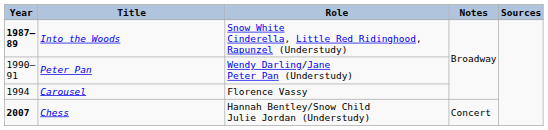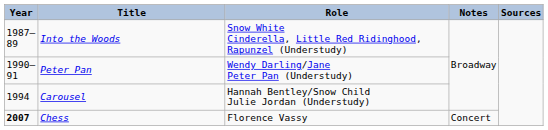(21, 39) bold -> (21, 39) normal
(267, 91) Florence Vassy -> (299, 97) Hannah Bentley/Snow Child Julie Jordan (Understudy)
(299, 112) Hannah Bentley/Snow Child Julie Jordan (Understudy) -> (267, 118) Florence Vassy
